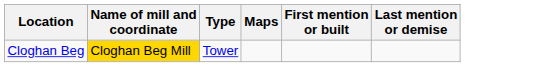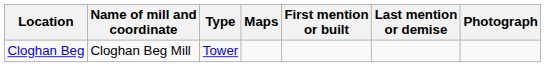+ column: (501, 22)
(141, 51) gold background -> (141, 51) no background
